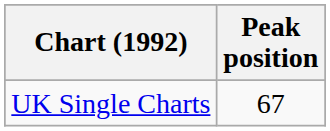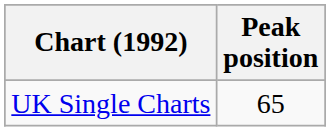(271, 102) 67 -> (271, 102) 65
